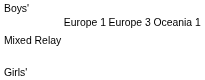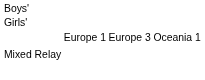rows swapped: (16, 72) <-> (33, 40)
